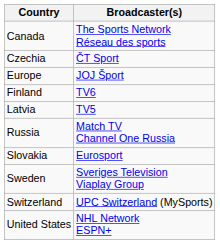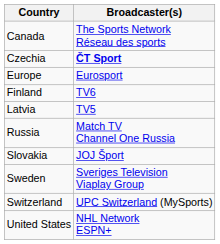(97, 59) normal -> (99, 59) bold
(100, 76) JOJ Šport -> (99, 76) Eurosport
(99, 156) Eurosport -> (100, 156) JOJ Šport
